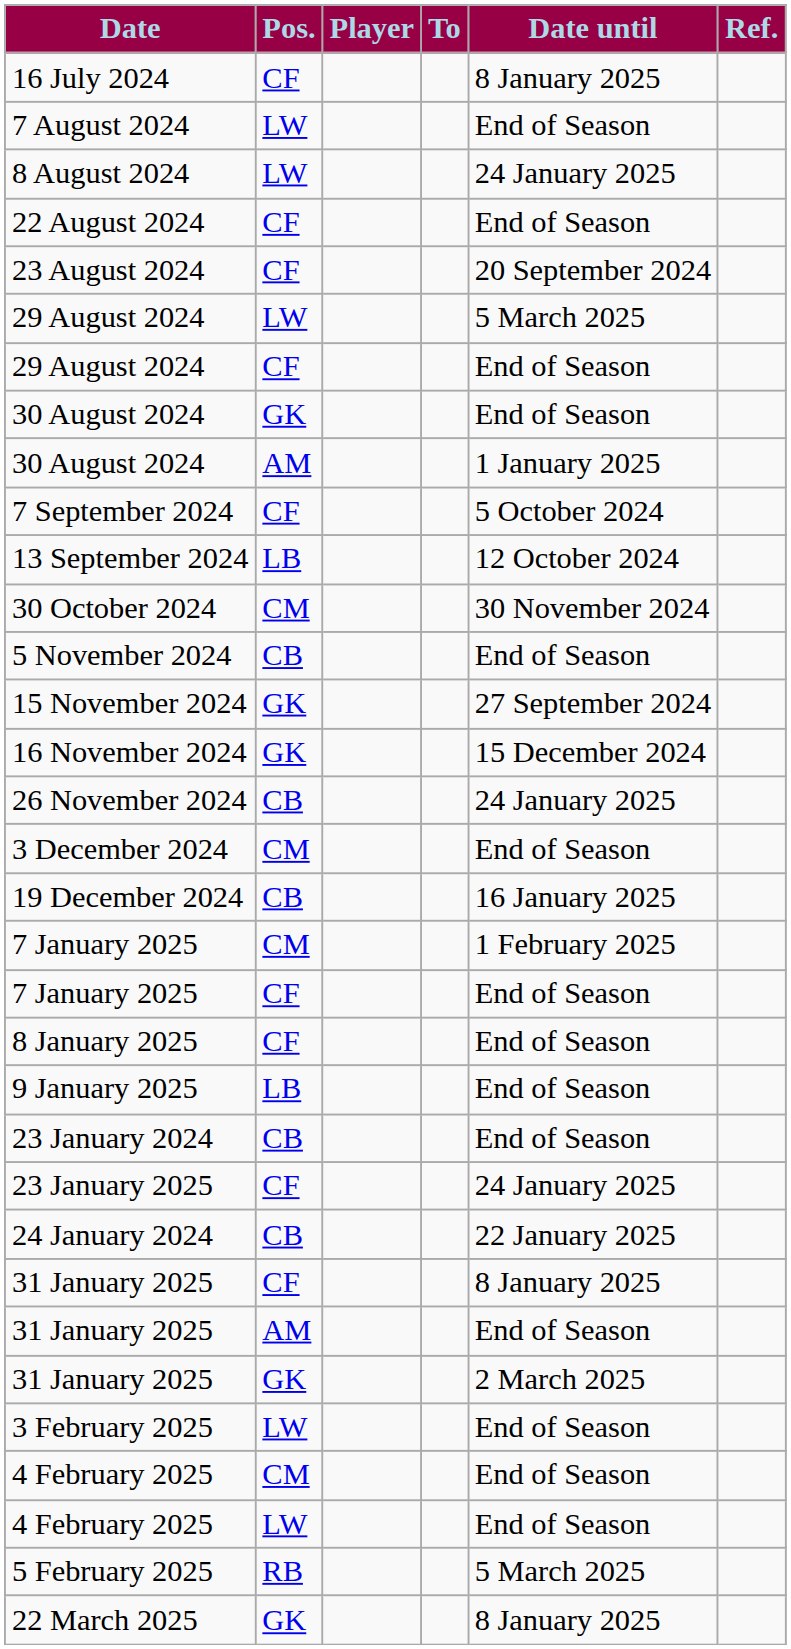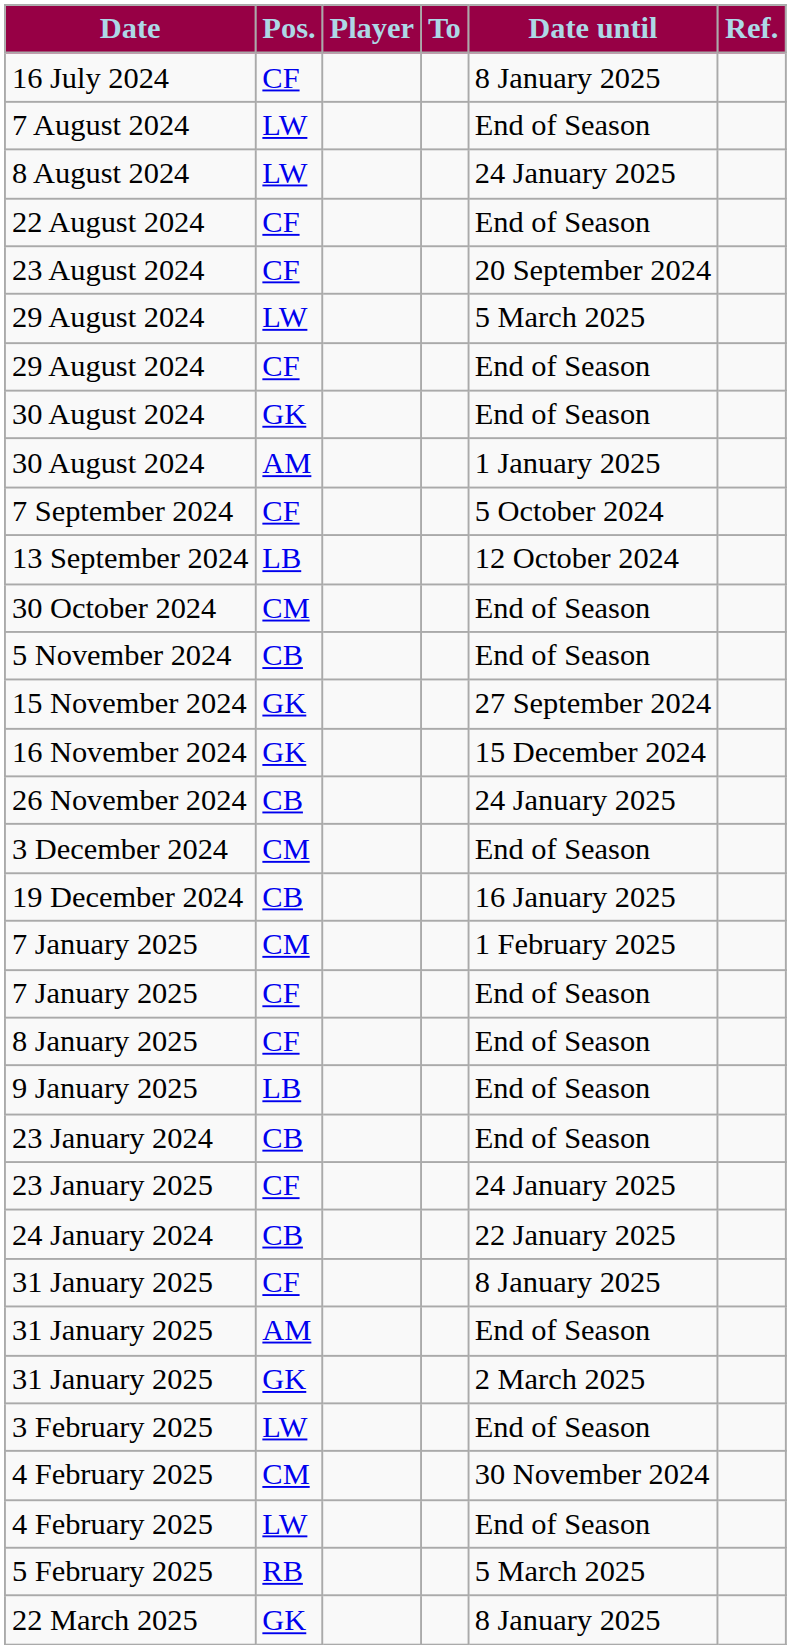(592, 607) 30 November 2024 -> (563, 607) End of Season
(563, 1474) End of Season -> (592, 1474) 30 November 2024
